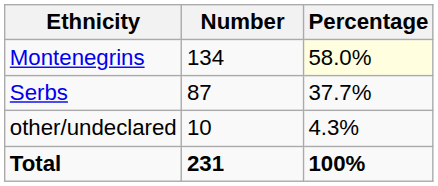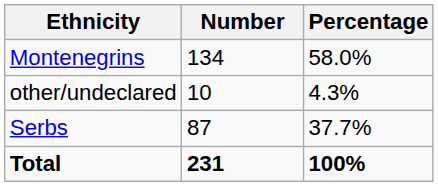(340, 57) lightyellow background -> (340, 57) no background
rows swapped: (39, 92) <-> (93, 127)
